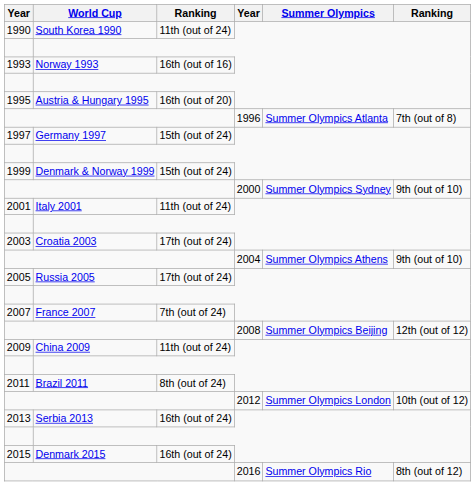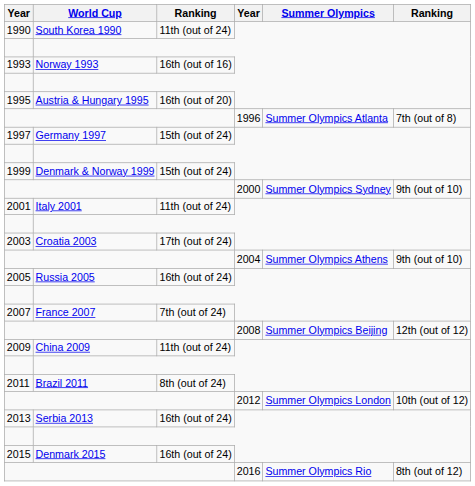(196, 277) 17th (out of 24) -> (196, 277) 16th (out of 24)
